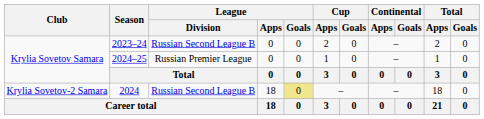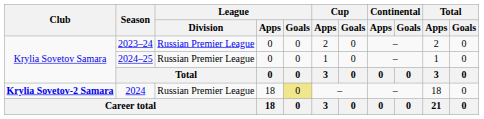(203, 43) Russian Second League B -> (206, 43) Russian Premier League
(57, 91) normal -> (60, 91) bold
(203, 91) Russian Second League B -> (206, 91) Russian Premier League
